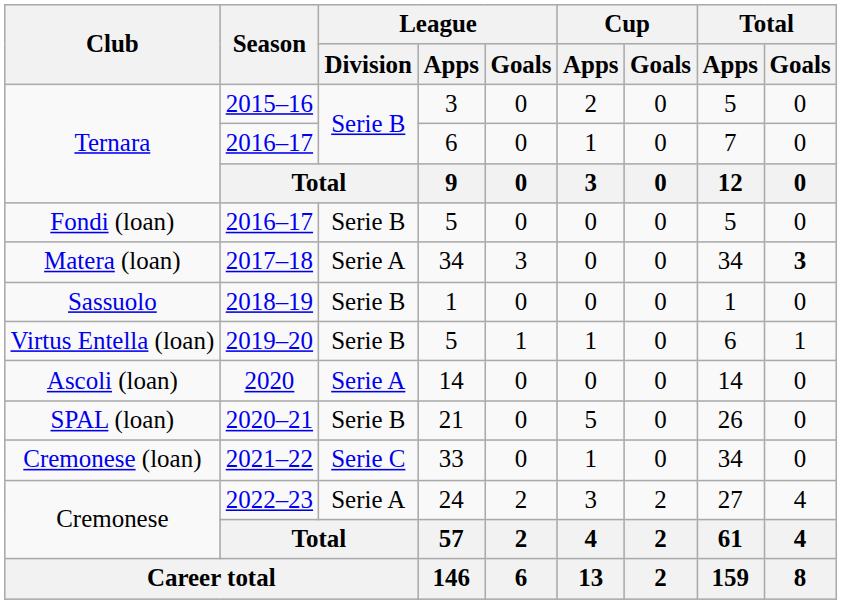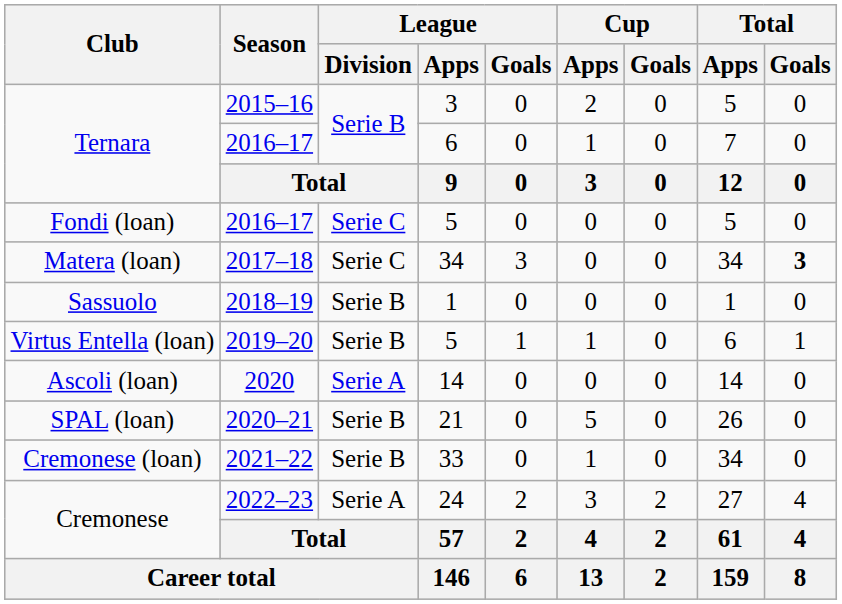(368, 222) Serie B -> (368, 222) Serie C
(368, 261) Serie A -> (368, 261) Serie C
(368, 459) Serie C -> (368, 459) Serie B
